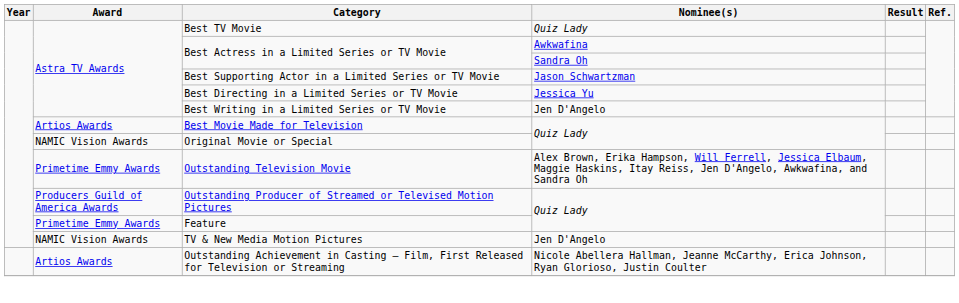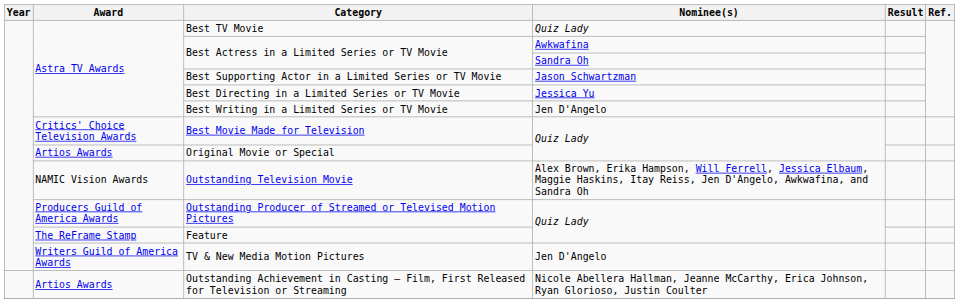(74, 125) Artios Awards -> (86, 131) Critics' Choice Television Awards
(92, 141) NAMIC Vision Awards -> (74, 153) Artios Awards
(98, 169) Primetime Emmy Awards -> (92, 180) NAMIC Vision Awards
(98, 224) Primetime Emmy Awards -> (86, 235) The ReFrame Stamp
(92, 240) NAMIC Vision Awards -> (107, 257) Writers Guild of America Awards
